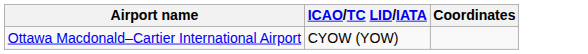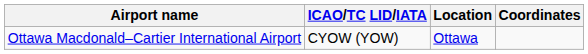+ column: (463, 15)
